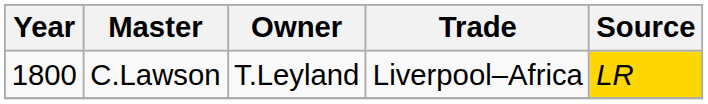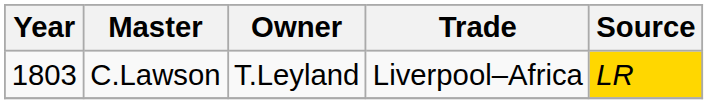(44, 74) 1800 -> (44, 74) 1803
